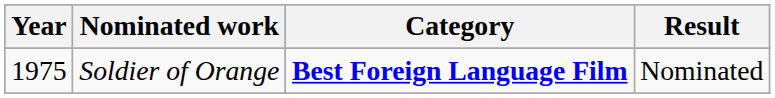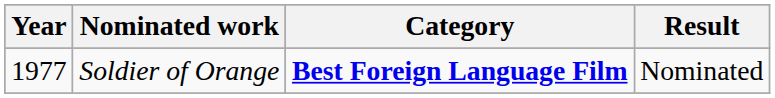(39, 70) 1975 -> (39, 70) 1977
